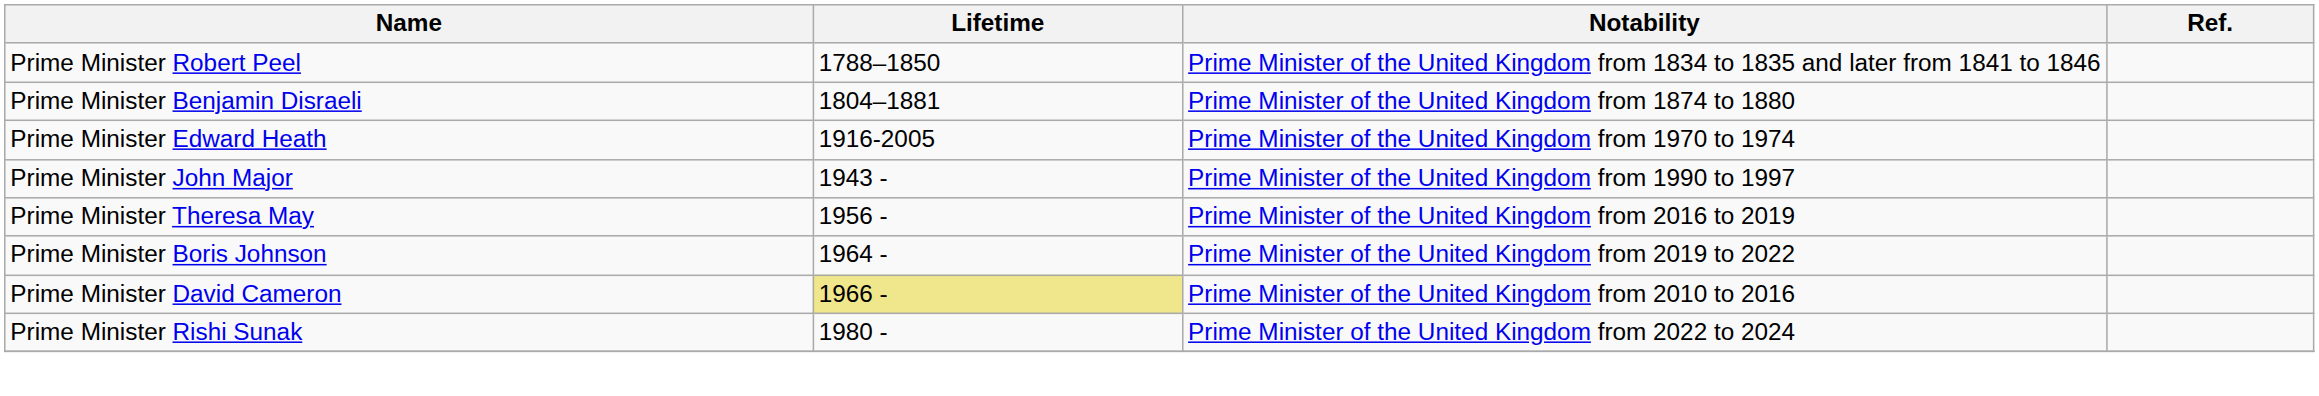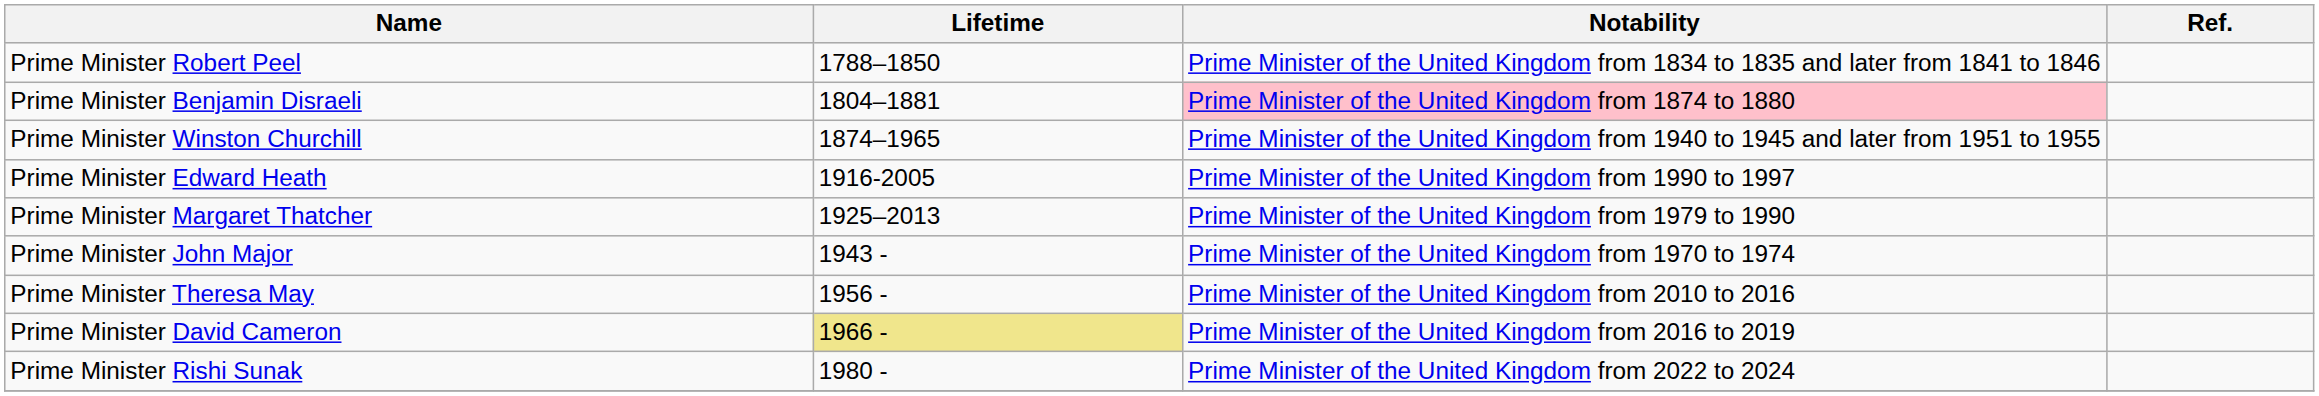(1492, 100) no background -> (1492, 100) pink background
+ row: (186, 139)
(1492, 139) Prime Minister of the United Kingdom from 1970 to 1974 -> (1492, 178) Prime Minister of the United Kingdom from 1990 to 1997
+ row: (191, 216)
(1492, 178) Prime Minister of the United Kingdom from 1990 to 1997 -> (1492, 255) Prime Minister of the United Kingdom from 1970 to 1974
(1492, 216) Prime Minister of the United Kingdom from 2016 to 2019 -> (1492, 293) Prime Minister of the United Kingdom from 2010 to 2016
- row: (169, 255)
(1492, 293) Prime Minister of the United Kingdom from 2010 to 2016 -> (1492, 332) Prime Minister of the United Kingdom from 2016 to 2019
